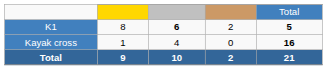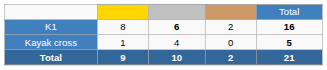(289, 27) 5 -> (289, 27) 16
(289, 42) 16 -> (289, 42) 5
